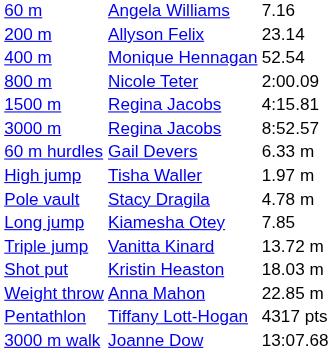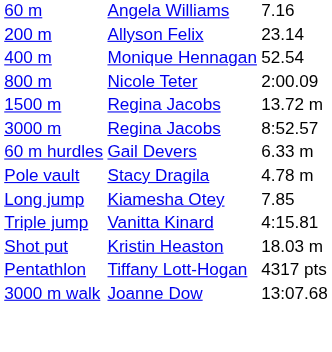(290, 104) 4:15.81 -> (292, 104) 13.72 m
- row: (43, 175)
(293, 246) 13.72 m -> (290, 222) 4:15.81
- row: (54, 293)
